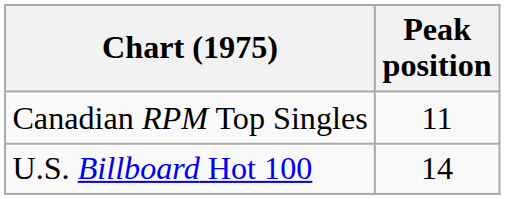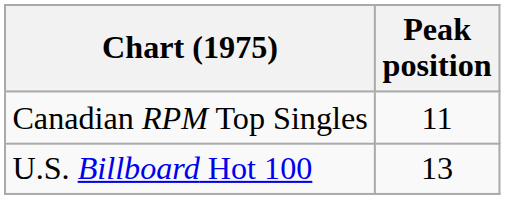(437, 168) 14 -> (437, 168) 13
